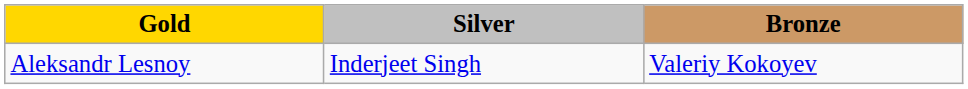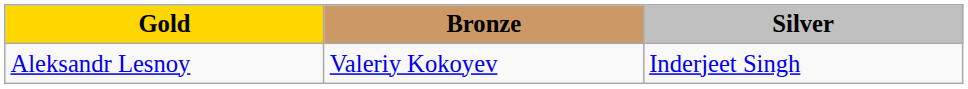columns swapped: (484, 24) <-> (803, 24)
